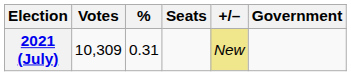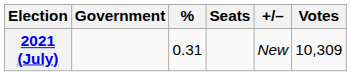columns swapped: (98, 16) <-> (297, 16)
(229, 49) khaki background -> (273, 49) no background
